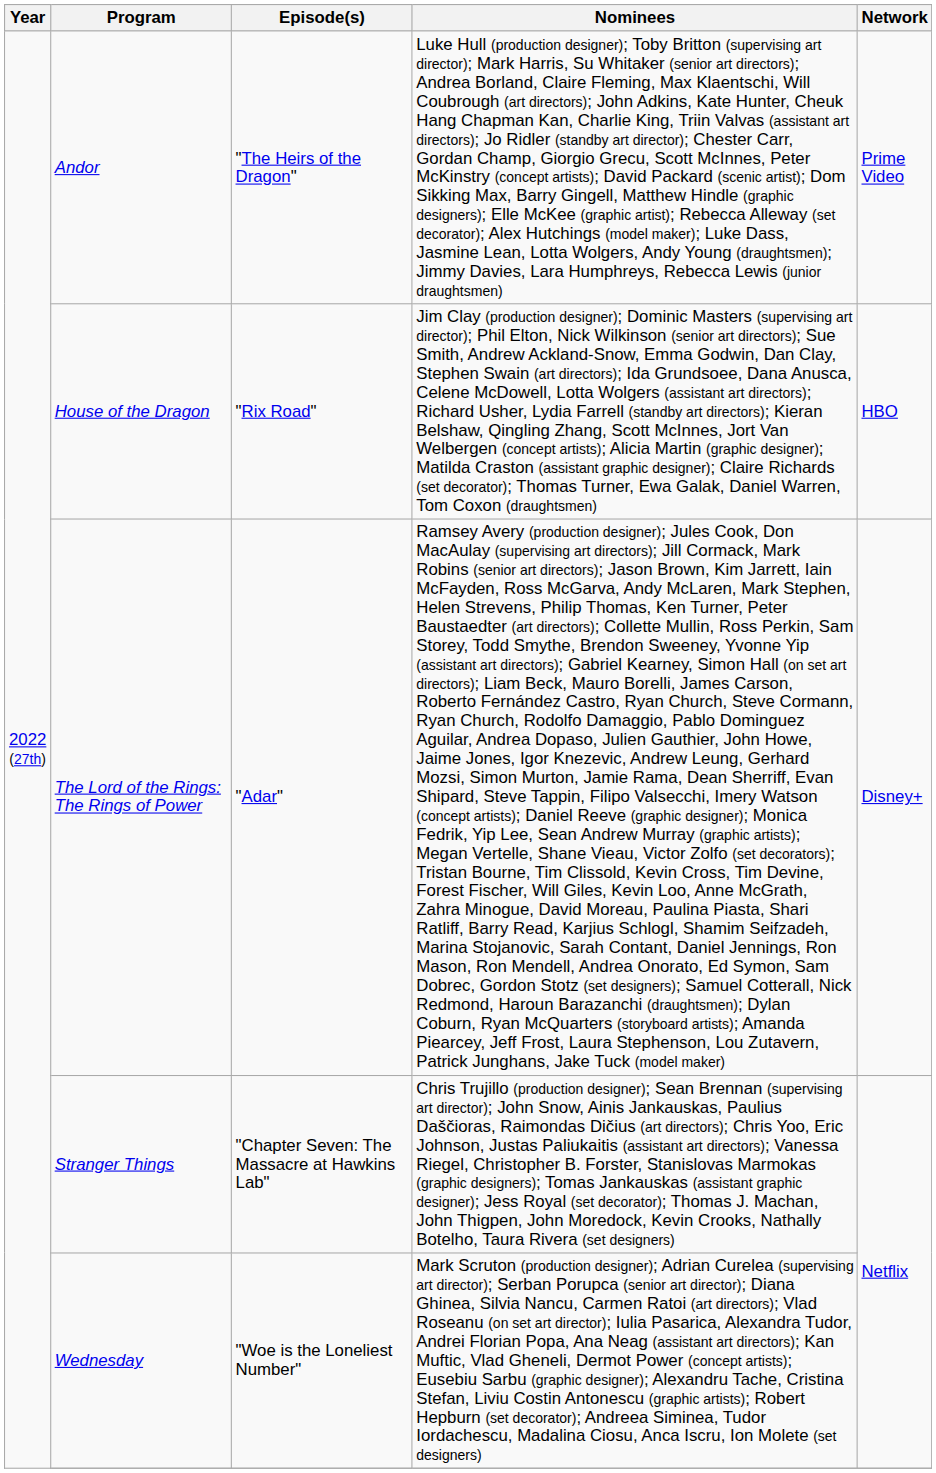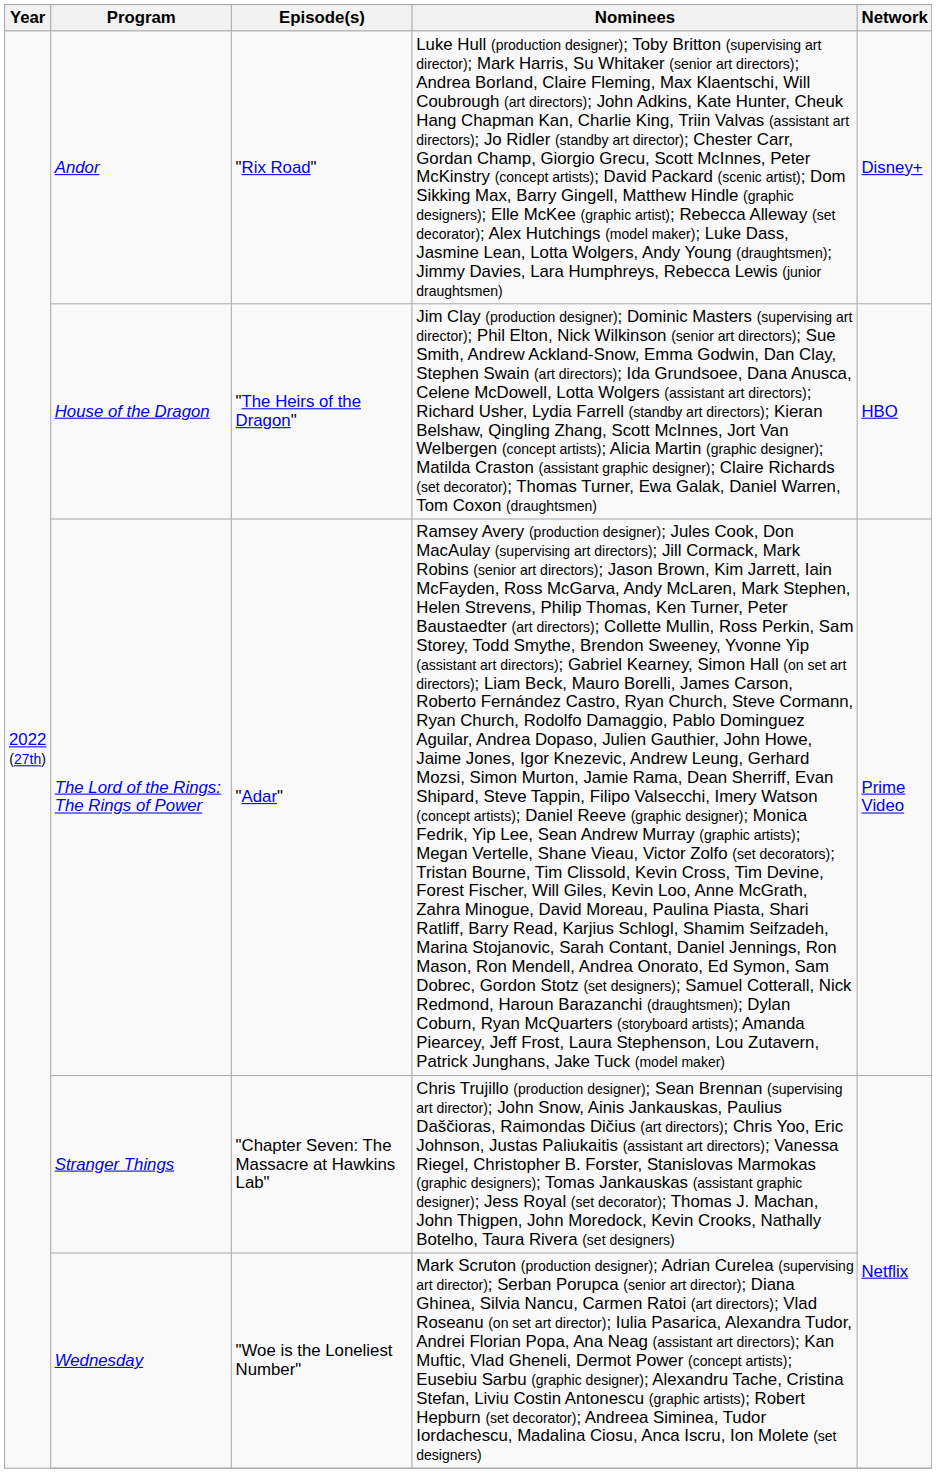(298, 167) "The Heirs of the Dragon" -> (276, 167) "Rix Road"
(883, 167) Prime Video -> (892, 167) Disney+
(276, 411) "Rix Road" -> (298, 411) "The Heirs of the Dragon"
(892, 797) Disney+ -> (883, 797) Prime Video
